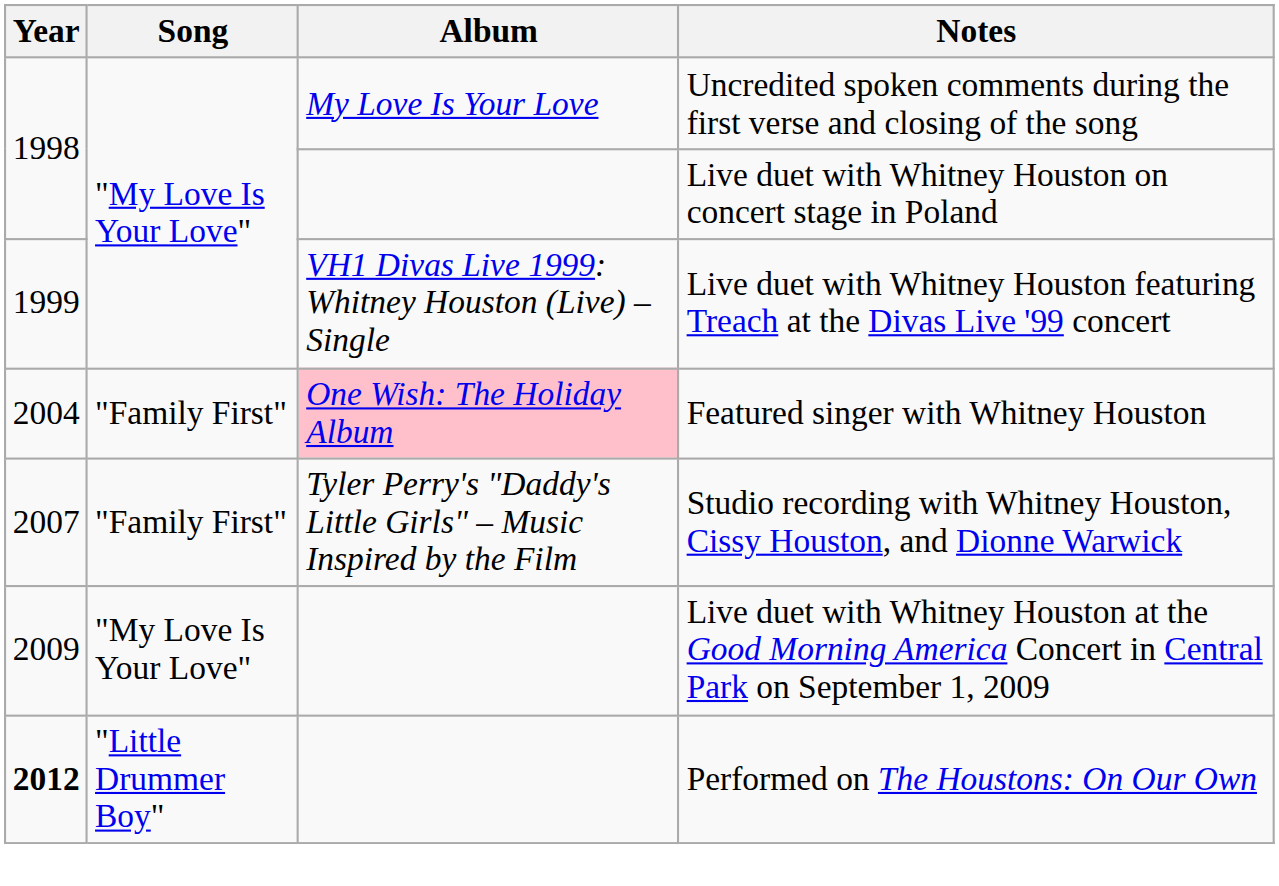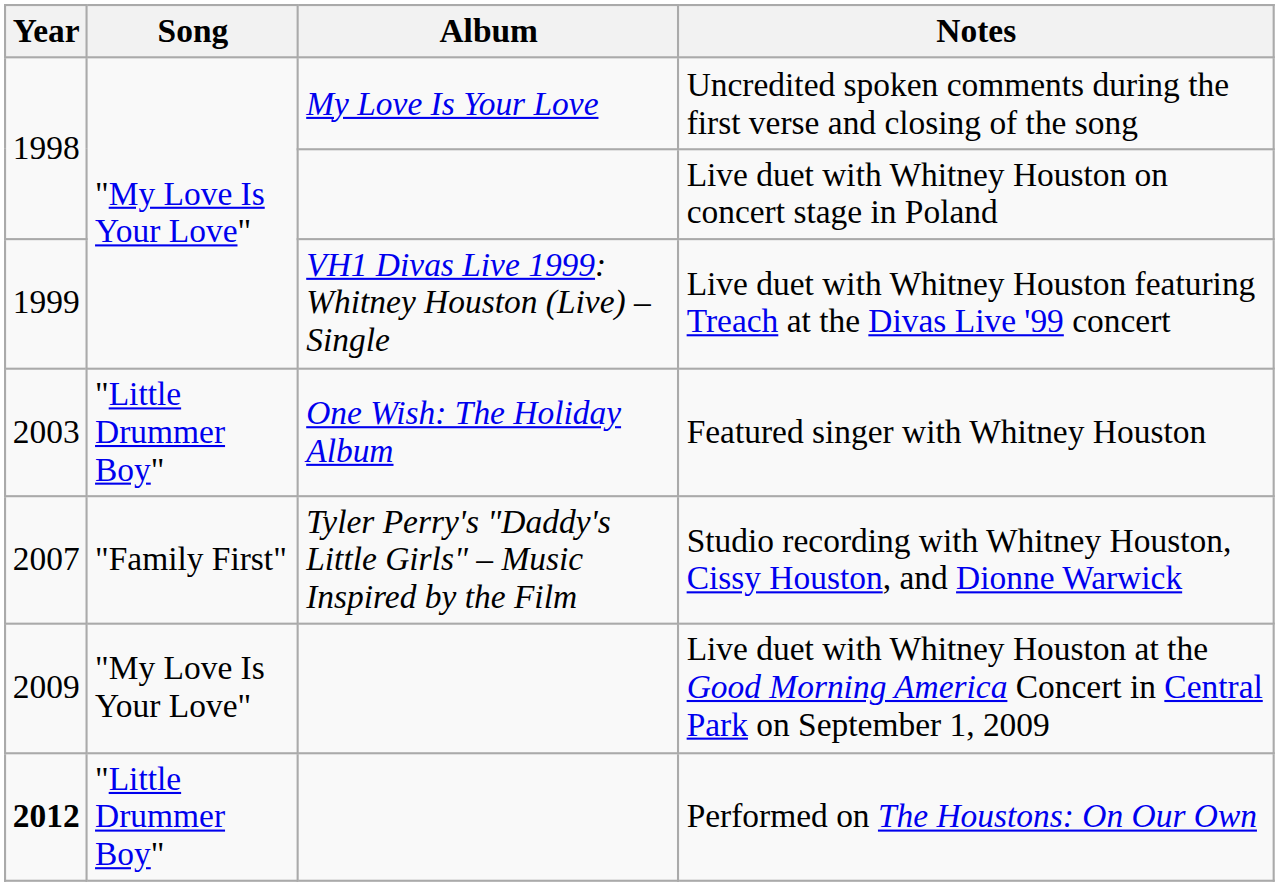(46, 412) 2004 -> (46, 431) 2003
(191, 412) "Family First" -> (160, 431) "Little Drummer Boy"
(464, 412) pink background -> (464, 431) no background
